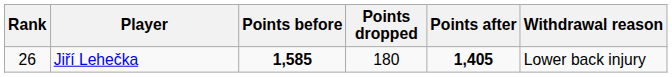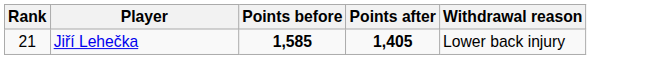- column: (386, 25)
(27, 59) 26 -> (27, 41) 21
